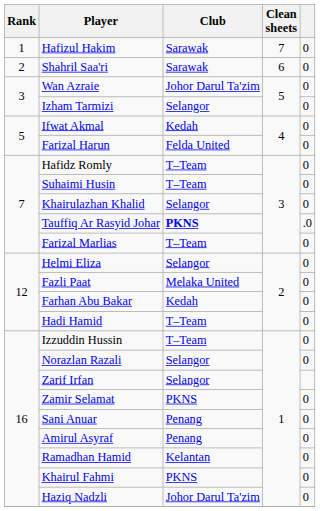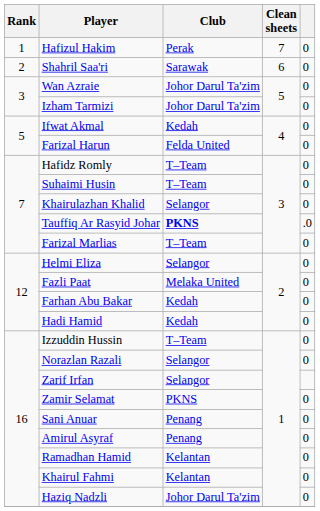(187, 47) Sarawak -> (180, 47) Perak
(188, 106) Selangor -> (213, 106) Johor Darul Ta'zim
(186, 321) T–Team -> (182, 321) Kedah
(181, 477) PKNS -> (188, 477) Kelantan
